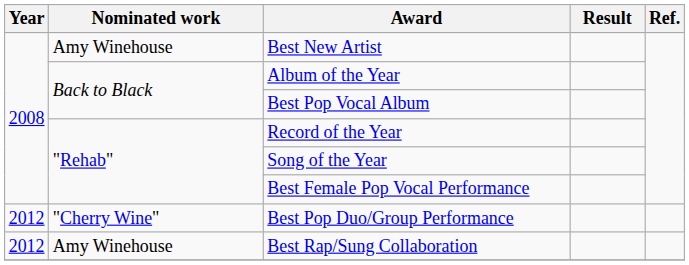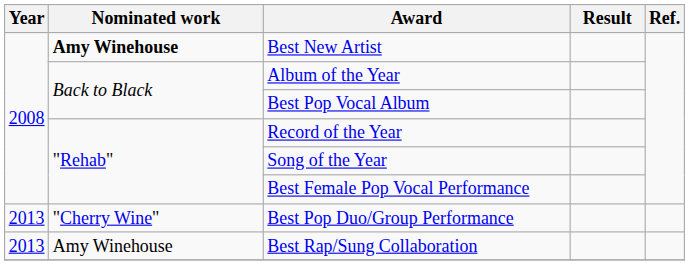(113, 47) normal -> (115, 47) bold
(27, 217) 2012 -> (27, 217) 2013
(27, 246) 2012 -> (27, 246) 2013
